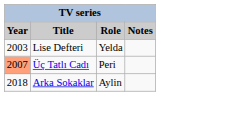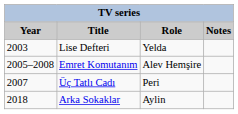+ row: (98, 65)
(17, 65) lightsalmon background -> (17, 82) no background
